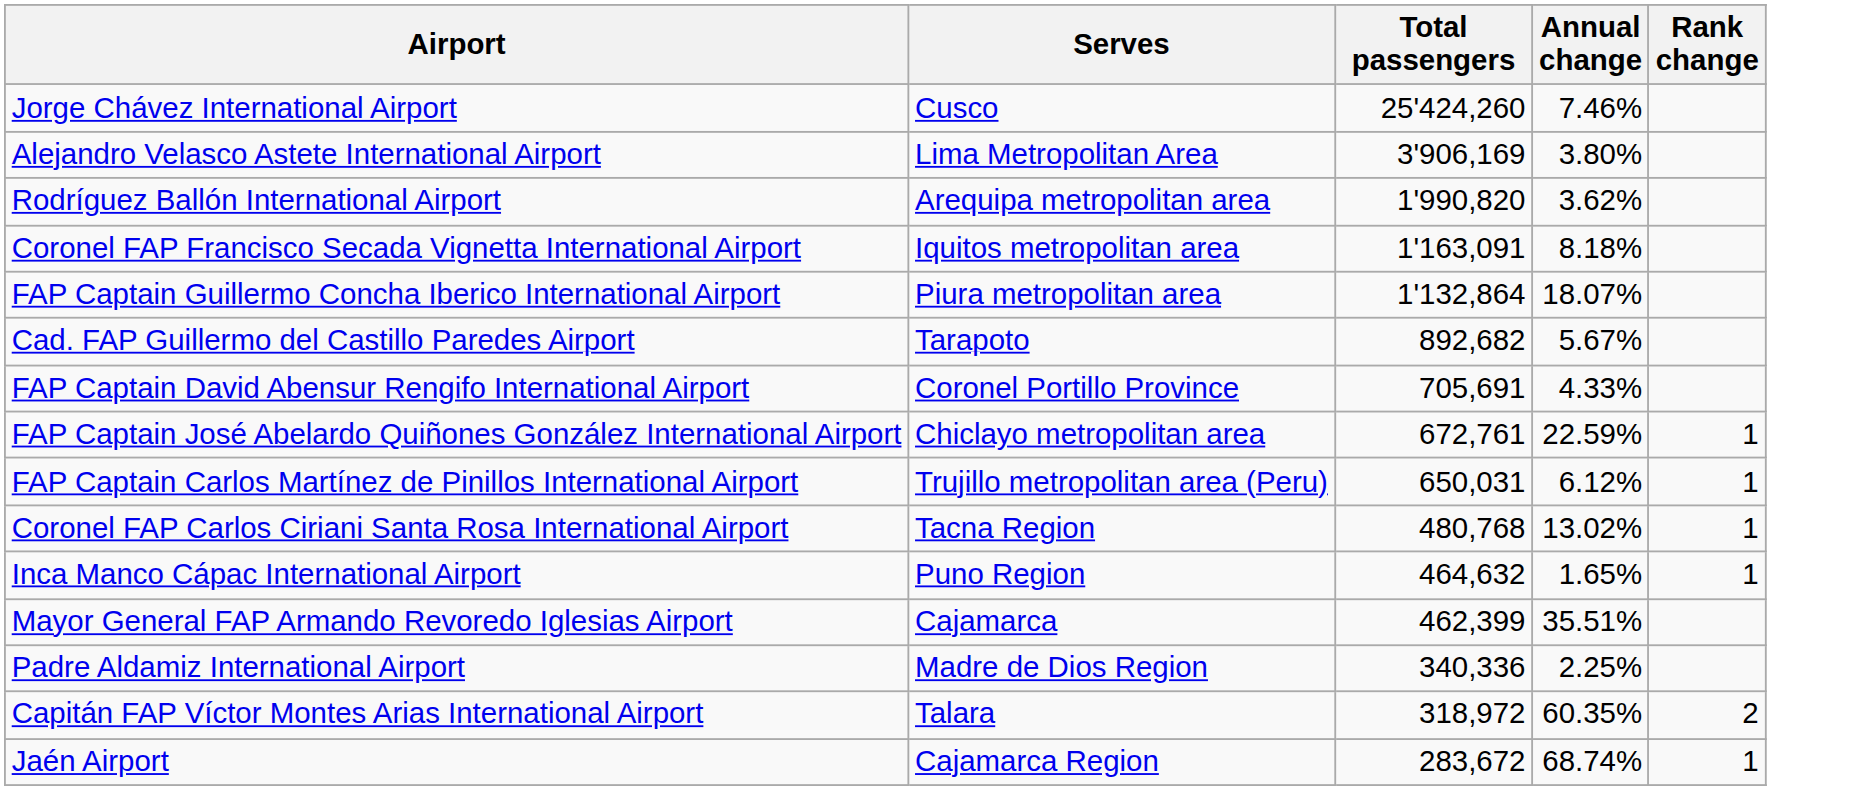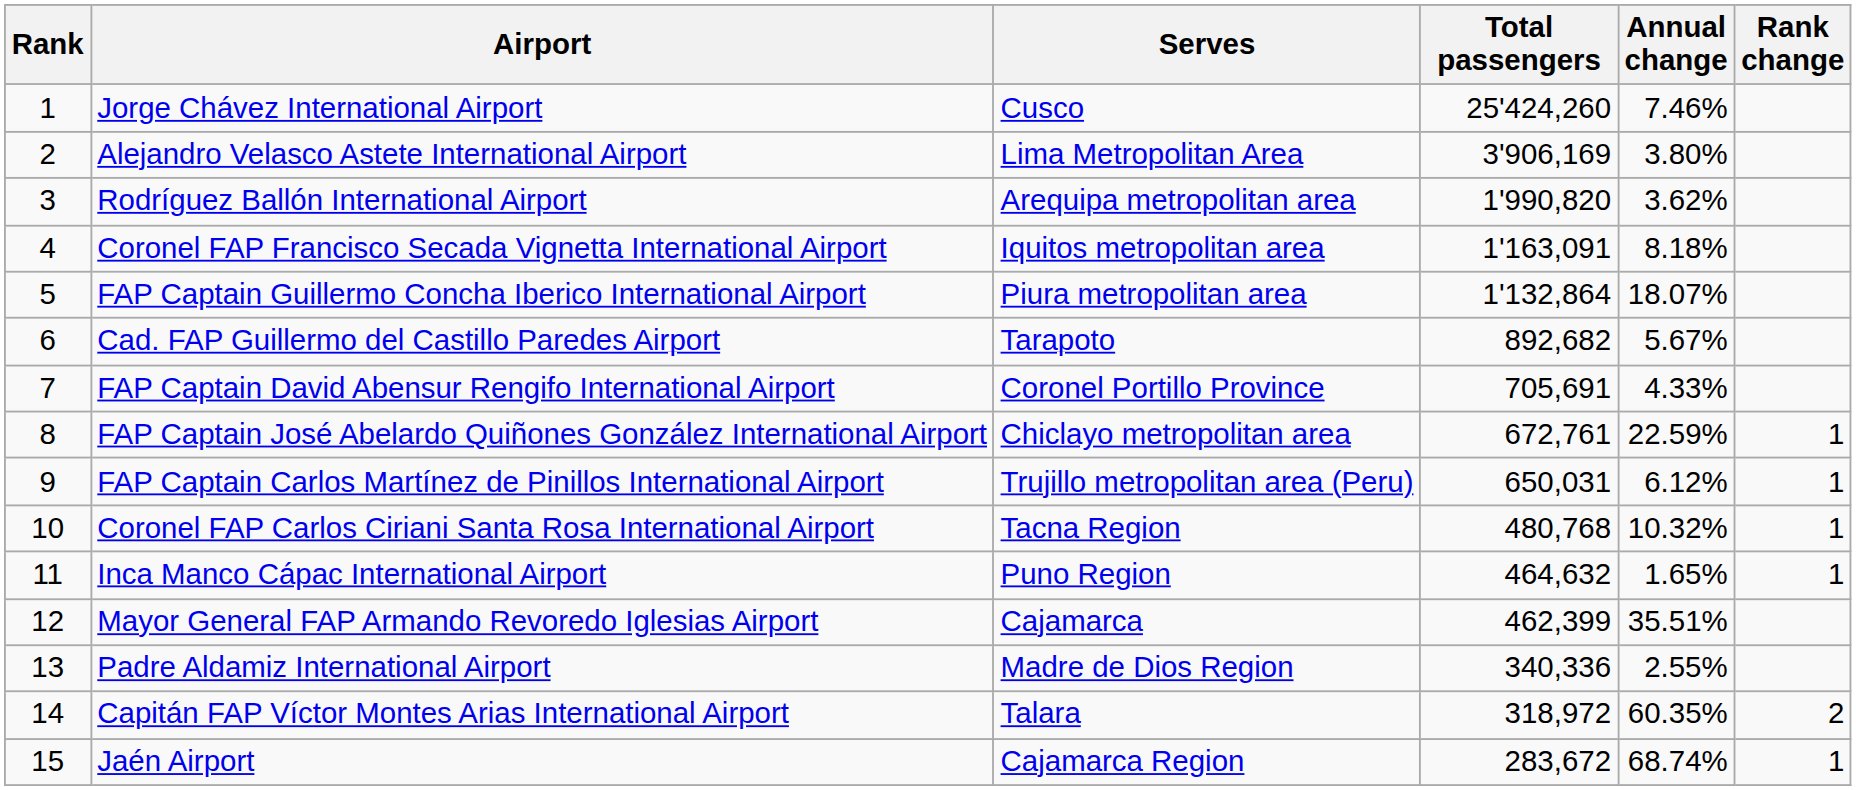+ column: (48, 44)
(1592, 527) 13.02% -> (1678, 527) 10.32%
(1600, 667) 2.25% -> (1686, 667) 2.55%
